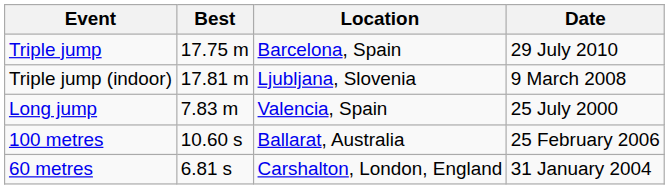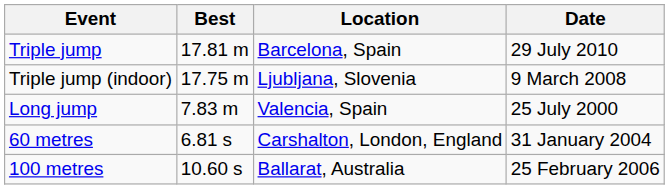(215, 49) 17.75 m -> (215, 49) 17.81 m
(215, 79) 17.81 m -> (215, 79) 17.75 m
rows swapped: (51, 169) <-> (56, 139)
